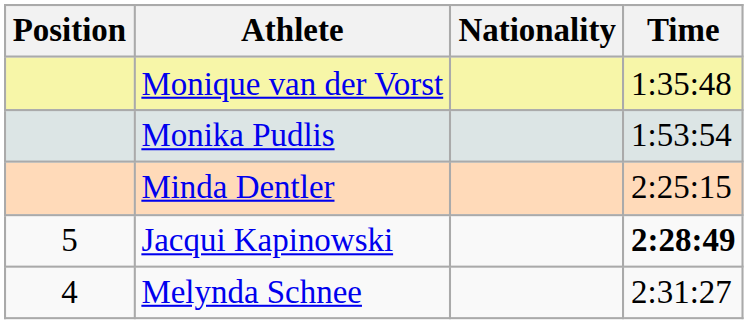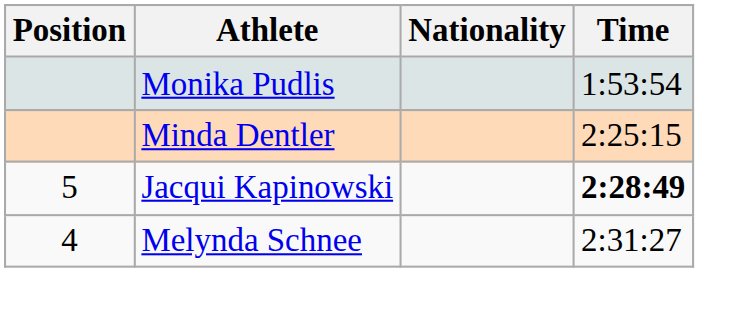- row: (292, 82)
